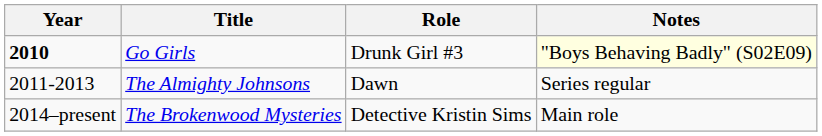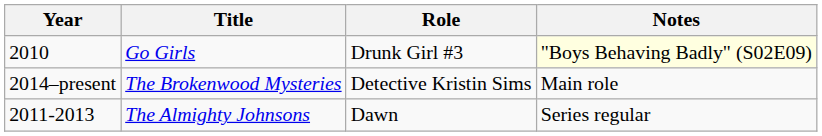(29, 51) bold -> (29, 51) normal
rows swapped: (218, 83) <-> (233, 114)
